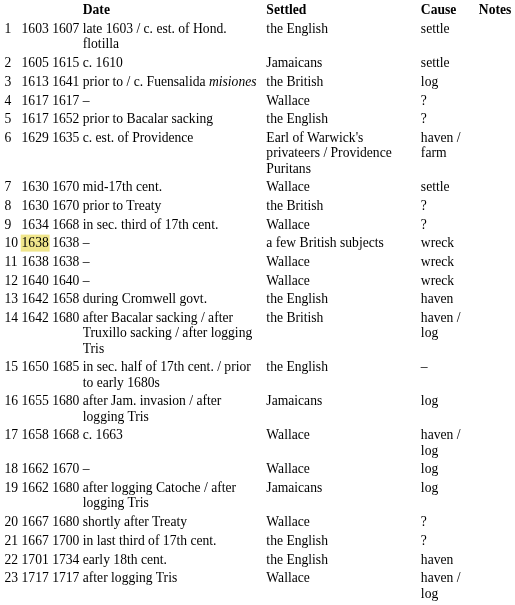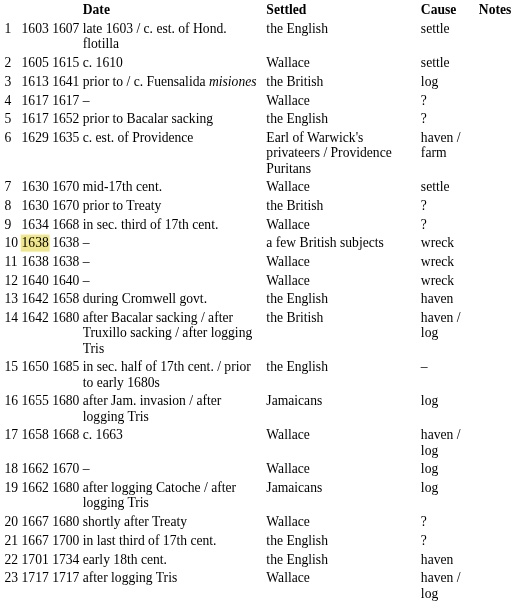(294, 62) Jamaicans -> (288, 62) Wallace
